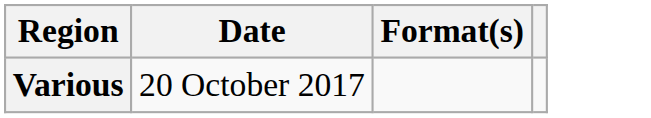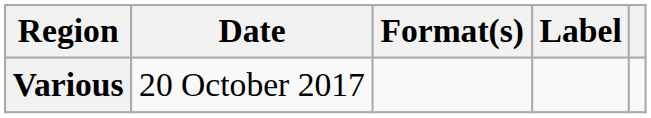+ column: (581, 31)
